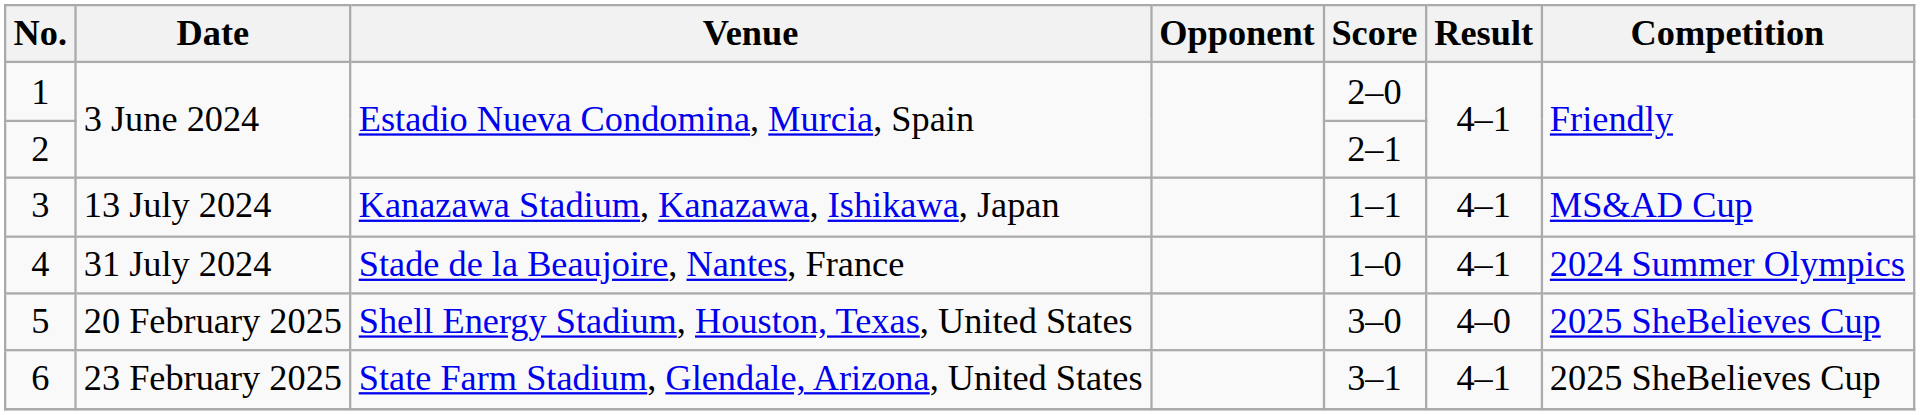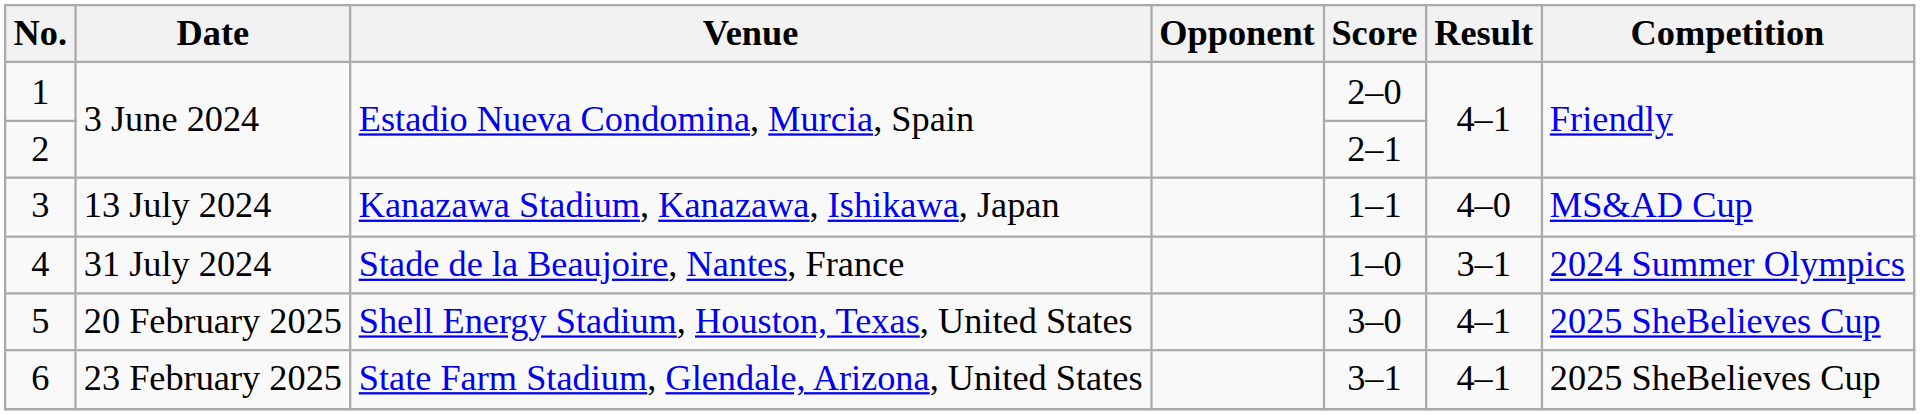(1484, 206) 4–1 -> (1484, 206) 4–0
(1484, 263) 4–1 -> (1484, 263) 3–1
(1484, 321) 4–0 -> (1484, 321) 4–1
